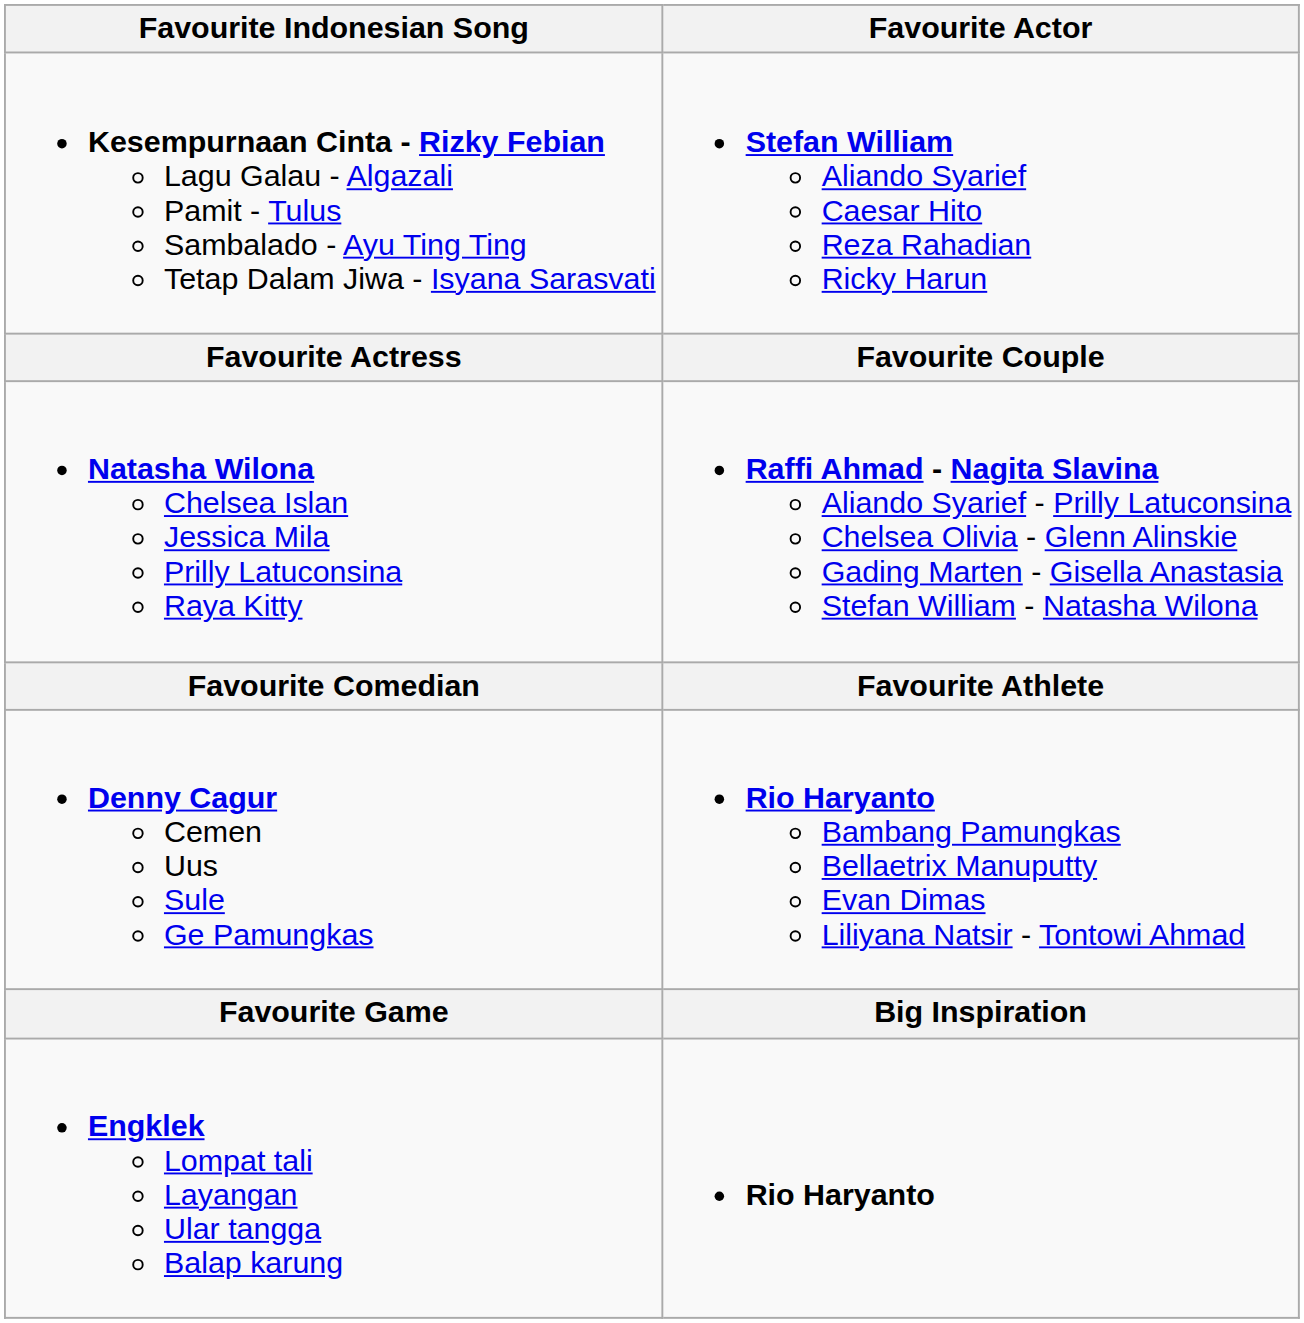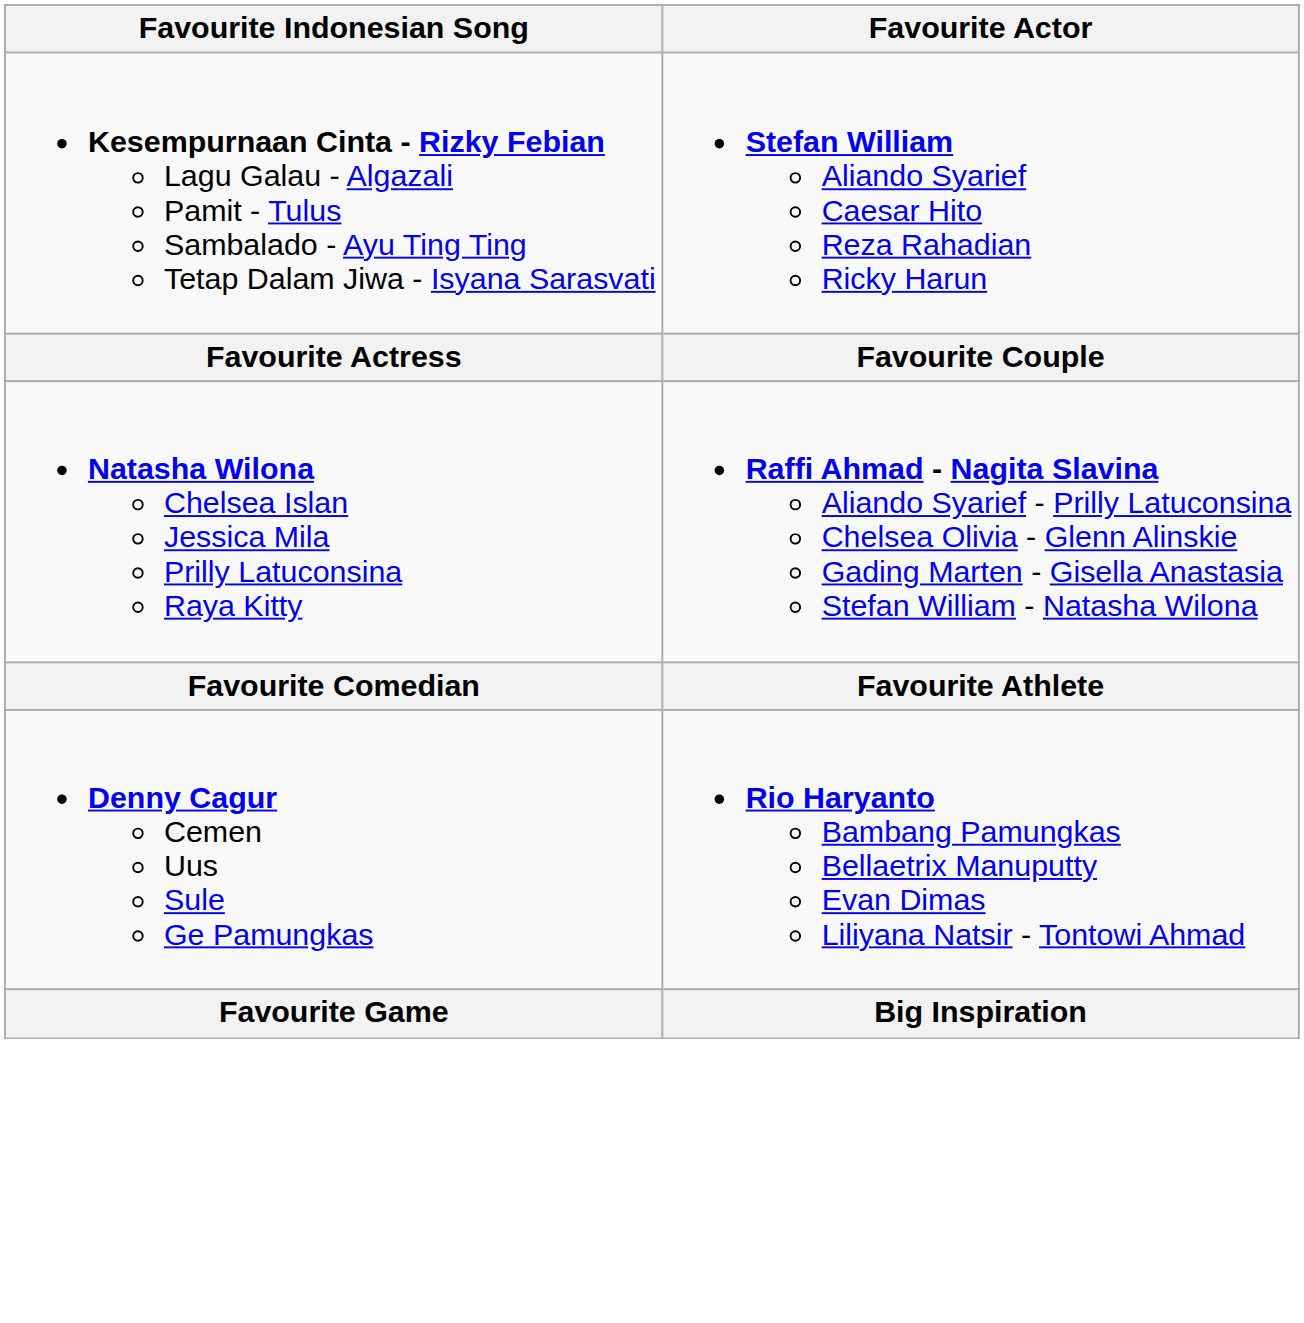- row: (334, 1195)
